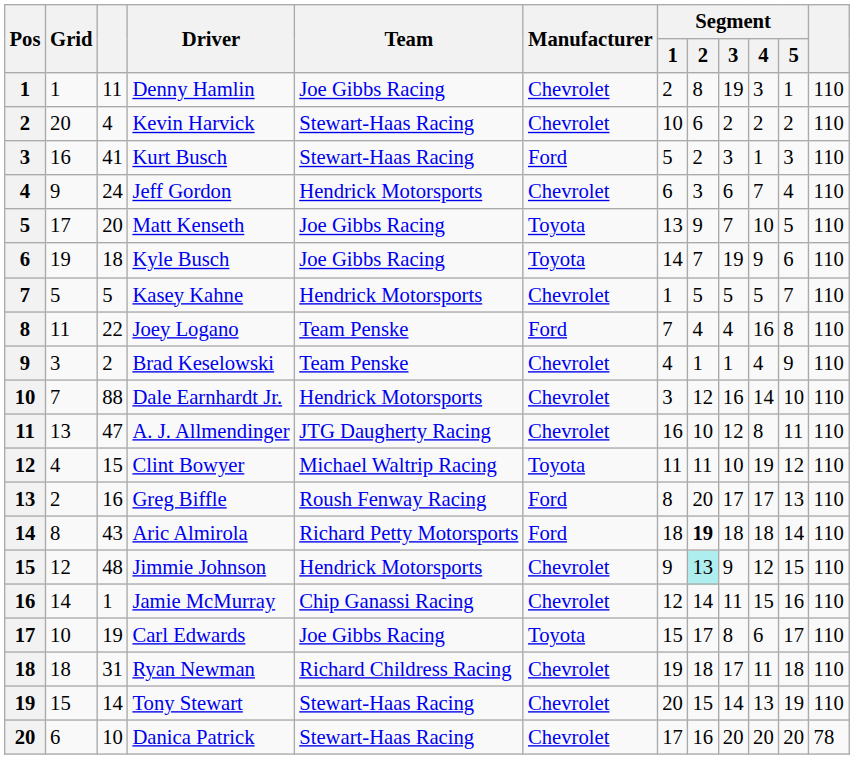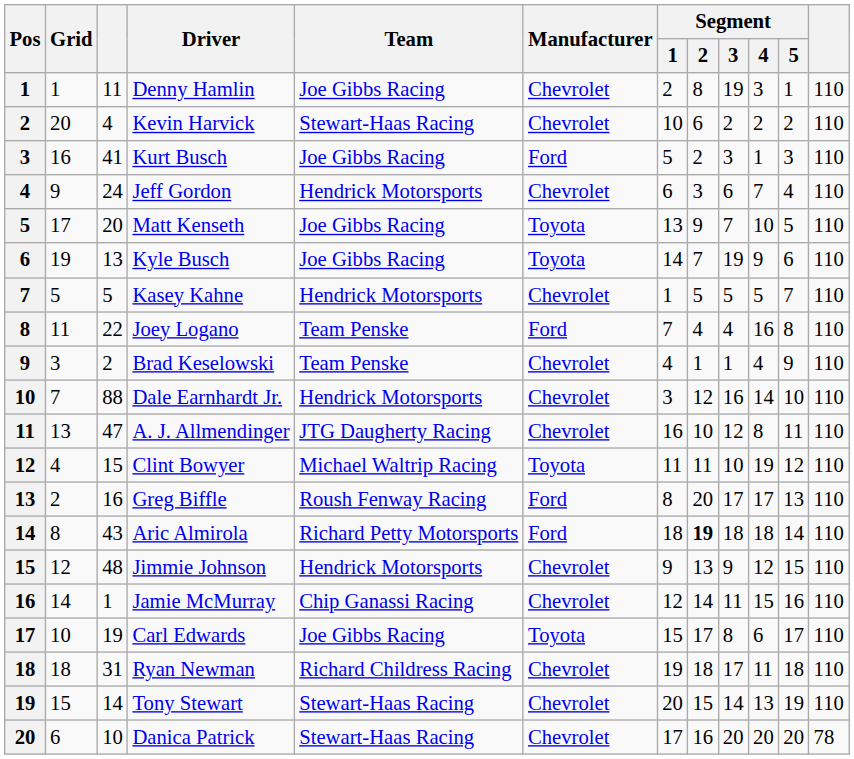(387, 158) Stewart-Haas Racing -> (372, 158) Joe Gibbs Racing
(112, 260) 18 -> (112, 260) 13
(703, 567) paleturquoise background -> (703, 567) no background
